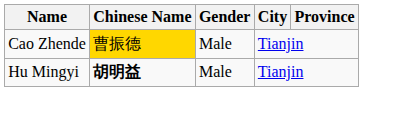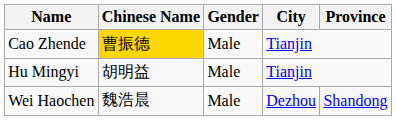(117, 71) bold -> (126, 71) normal
+ row: (51, 100)
